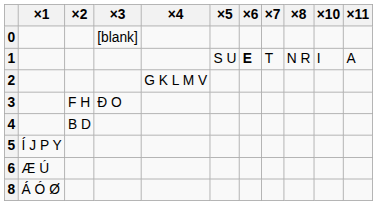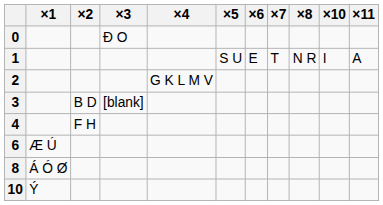(118, 37) [blank] -> (115, 37) Ð O
(247, 59) bold -> (253, 59) normal
(79, 102) F H -> (85, 102) B D
(109, 102) Ð O -> (123, 102) [blank]
(79, 124) B D -> (85, 124) F H
- row: (11, 146)
+ row: (15, 189)
